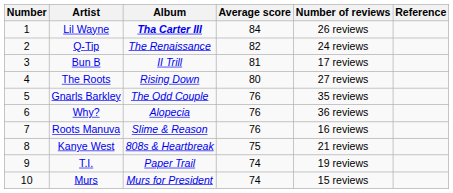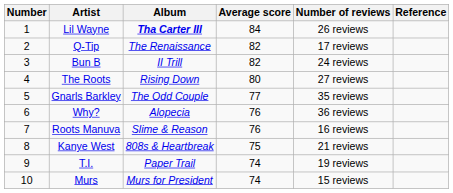(343, 46) 24 reviews -> (343, 46) 17 reviews
(255, 63) 81 -> (255, 63) 82
(343, 63) 17 reviews -> (343, 63) 24 reviews
(255, 96) 76 -> (255, 96) 77
